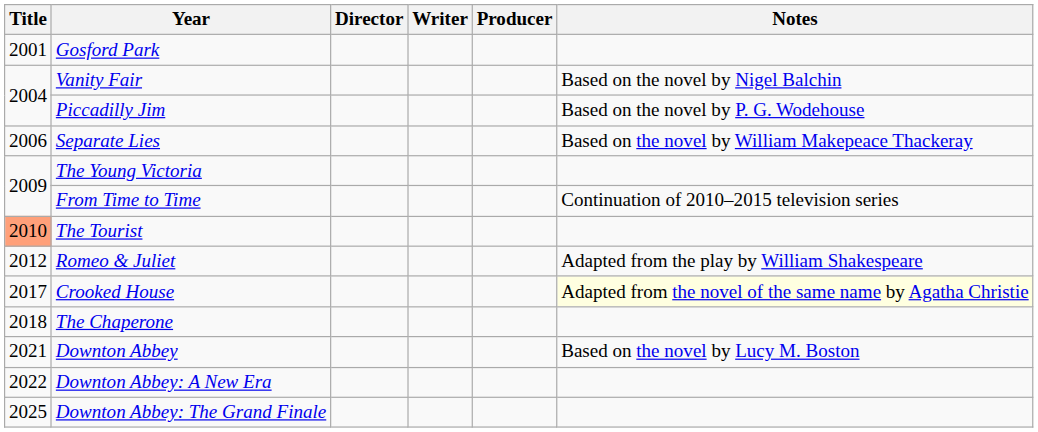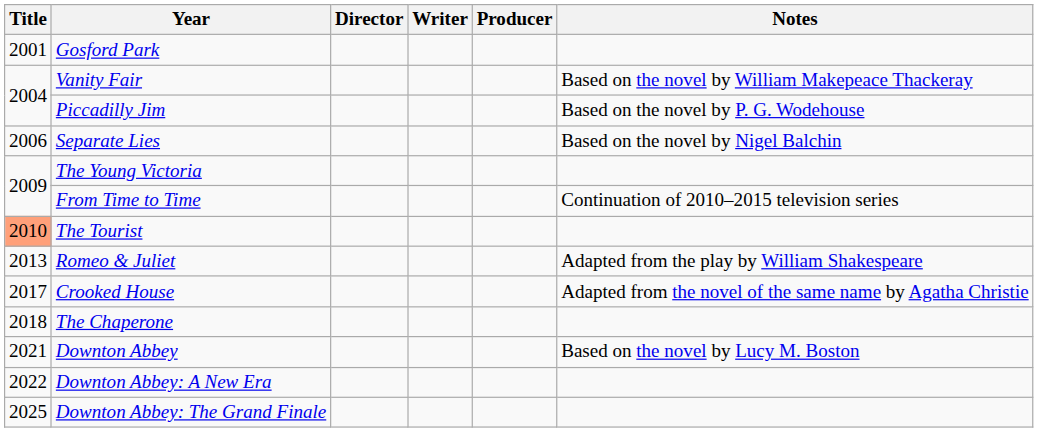(701, 79) Based on the novel by Nigel Balchin -> (767, 79) Based on the novel by William Makepeace Thackeray
(767, 140) Based on the novel by William Makepeace Thackeray -> (701, 140) Based on the novel by Nigel Balchin
(28, 261) 2012 -> (28, 261) 2013
(795, 291) lightyellow background -> (795, 291) no background
